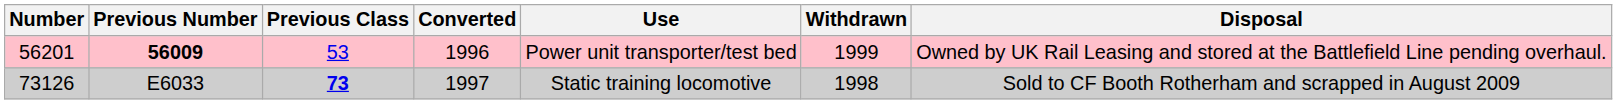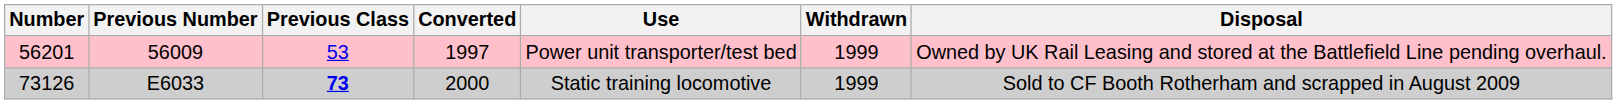(175, 51) bold -> (175, 51) normal
(467, 51) 1996 -> (467, 51) 1997
(467, 83) 1997 -> (467, 83) 2000
(856, 83) 1998 -> (856, 83) 1999
